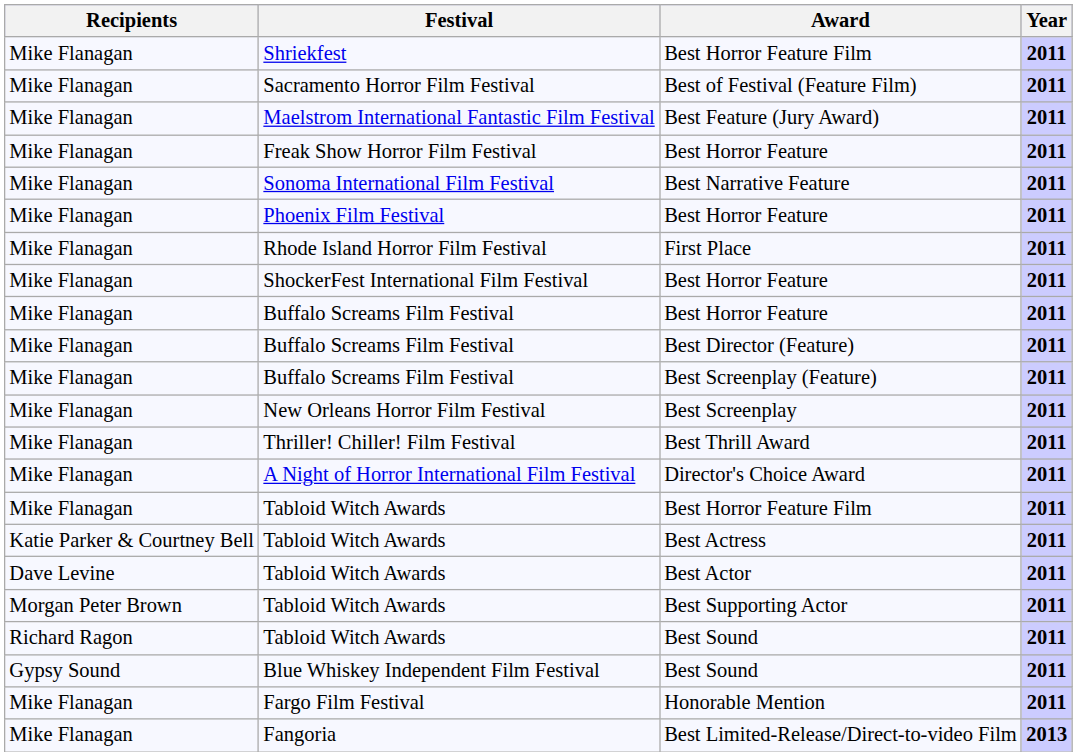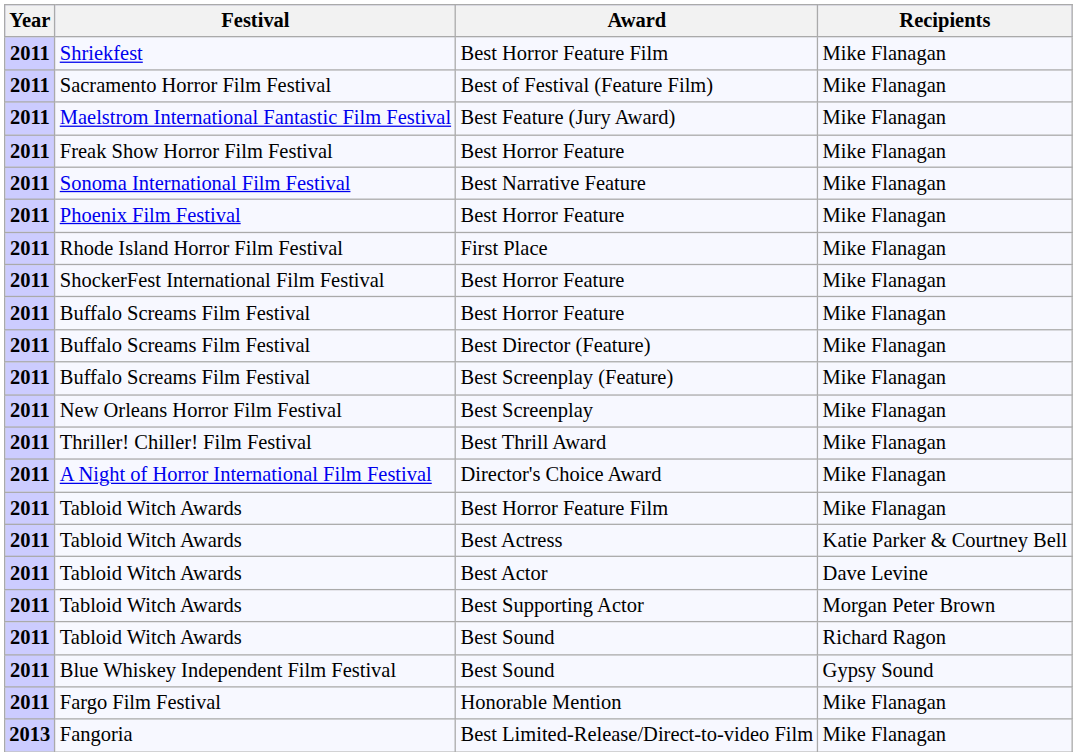columns swapped: (1047, 20) <-> (132, 20)
